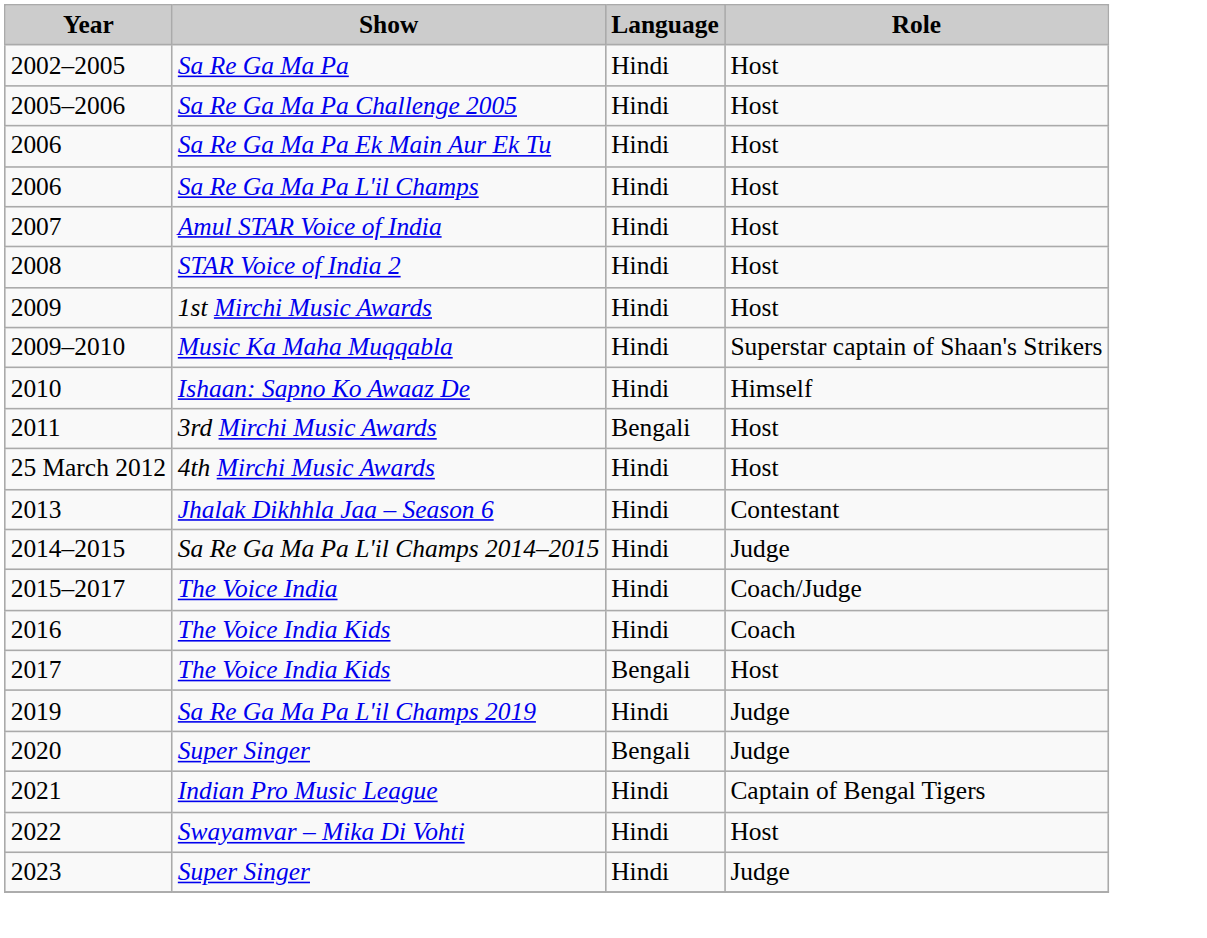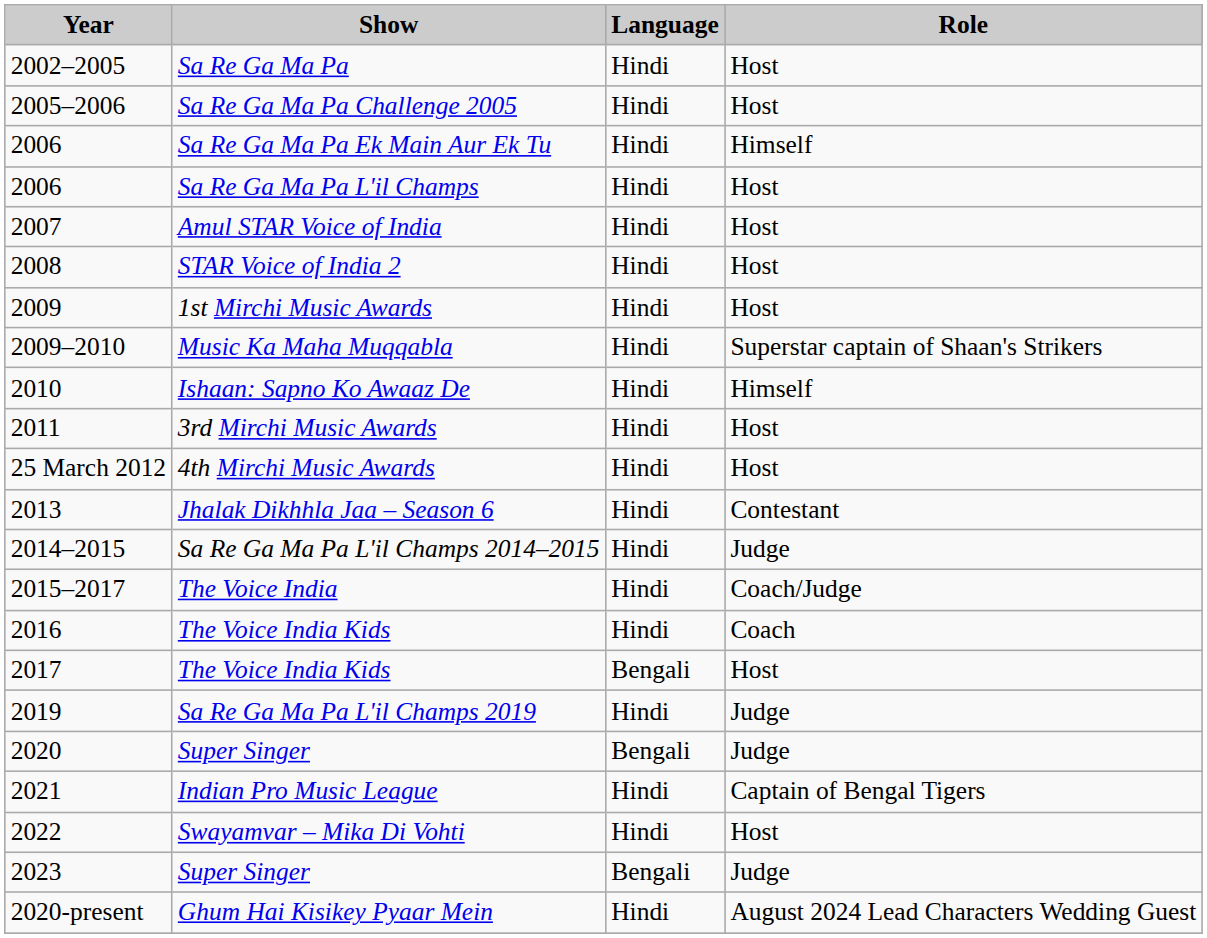(754, 145) Host -> (771, 145) Himself
(651, 428) Bengali -> (640, 428) Hindi
(640, 871) Hindi -> (651, 871) Bengali
+ row: (77, 912)
